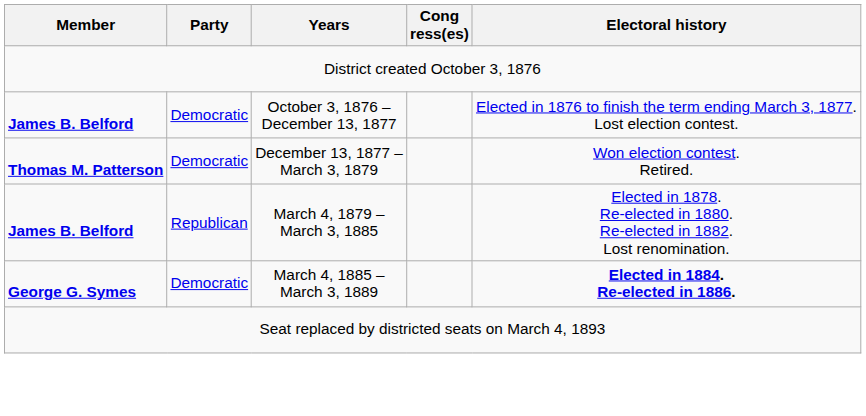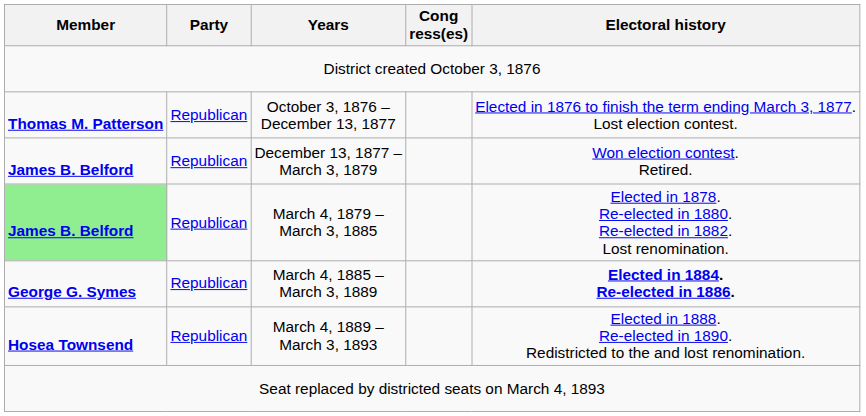(71, 123) James B. Belford -> (86, 123) Thomas M. Patterson
(209, 115) Democratic -> (209, 115) Republican
(86, 169) Thomas M. Patterson -> (71, 169) James B. Belford
(209, 161) Democratic -> (209, 161) Republican
(71, 231) no background -> (71, 231) lightgreen background
(209, 283) Democratic -> (209, 283) Republican
+ row: (328, 336)
